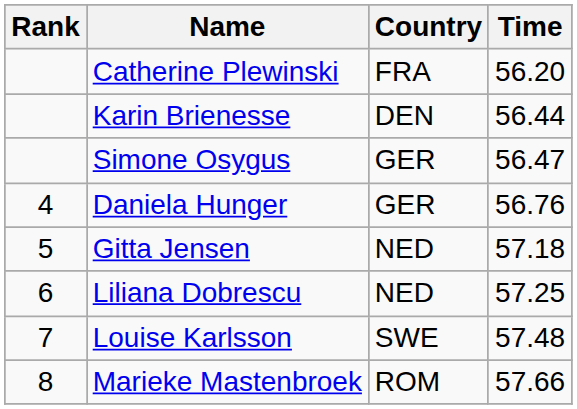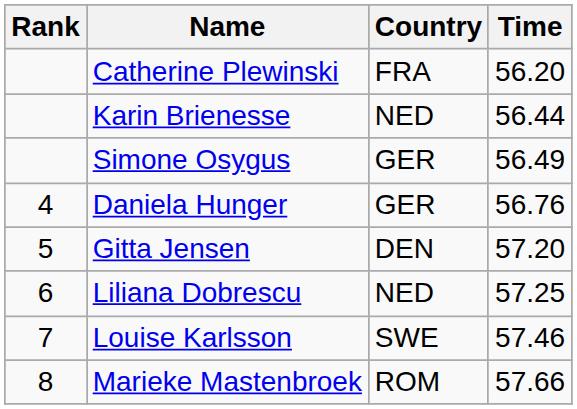(404, 115) DEN -> (404, 115) NED
(530, 159) 56.47 -> (530, 159) 56.49
(404, 248) NED -> (404, 248) DEN
(530, 248) 57.18 -> (530, 248) 57.20
(530, 337) 57.48 -> (530, 337) 57.46
